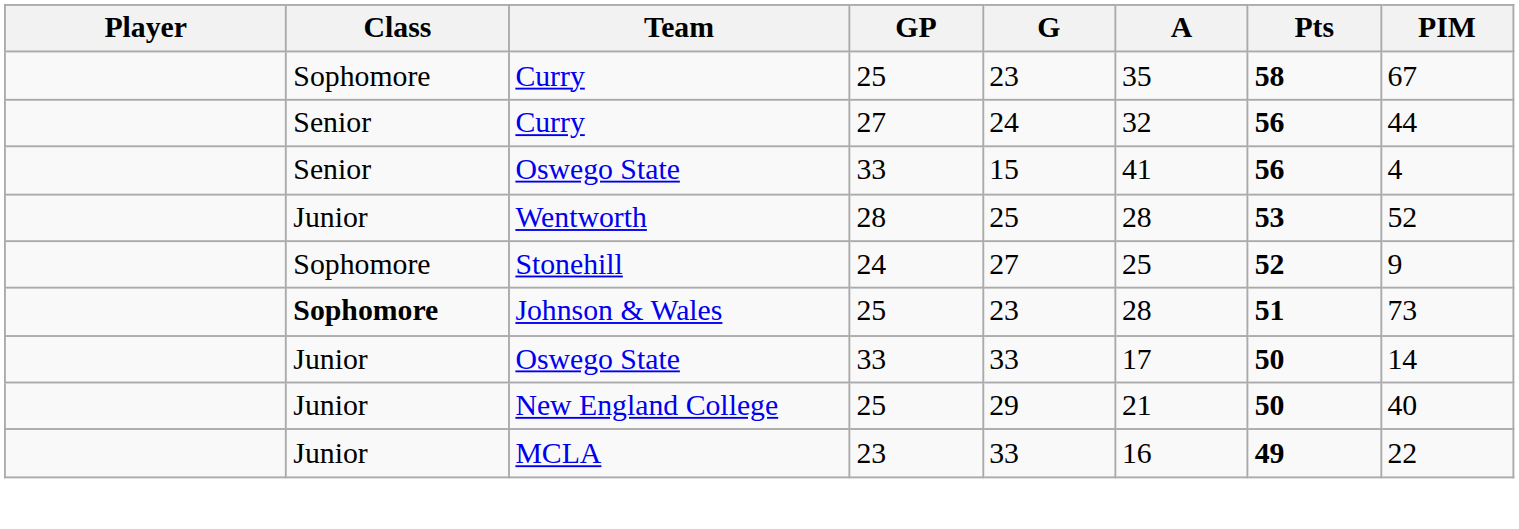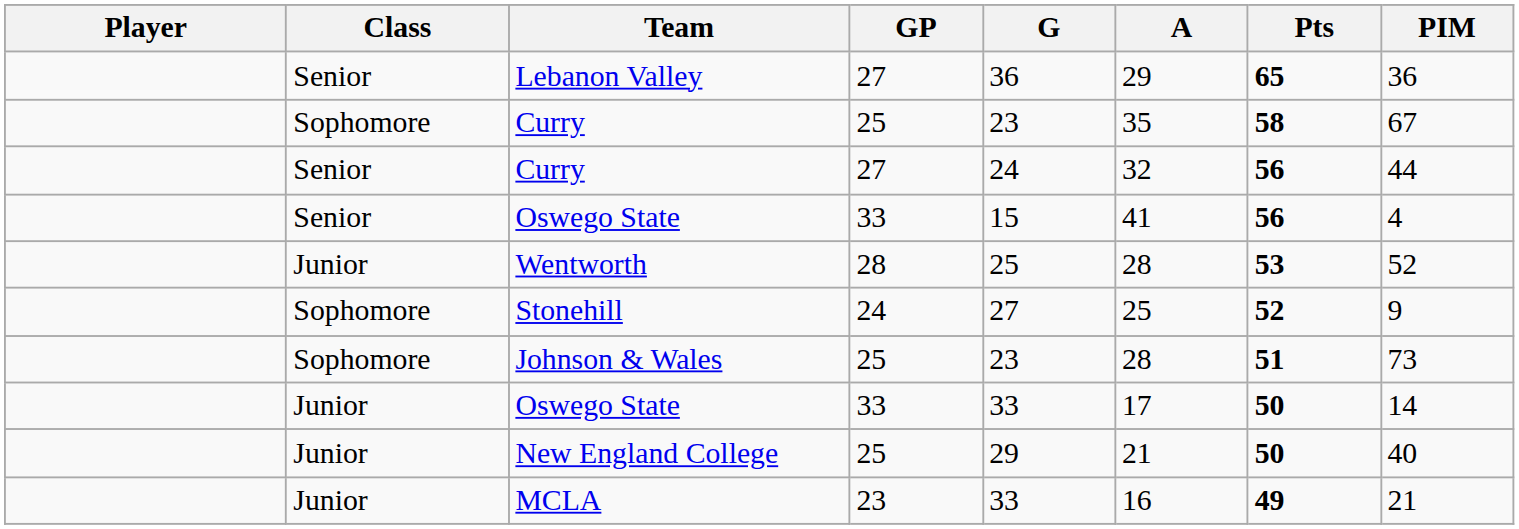+ row: (609, 75)
(366, 311) bold -> (362, 358) normal
(1402, 452) 22 -> (1402, 500) 21
